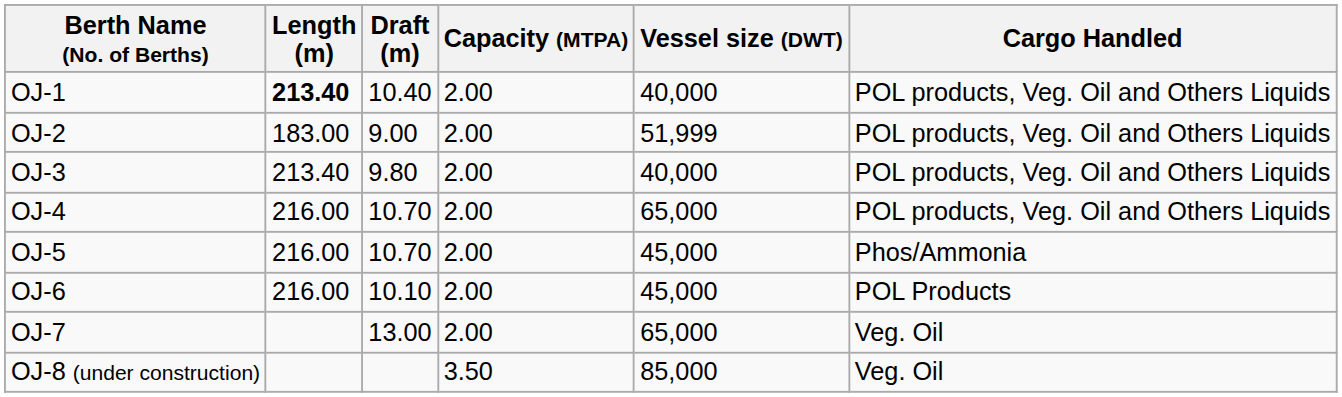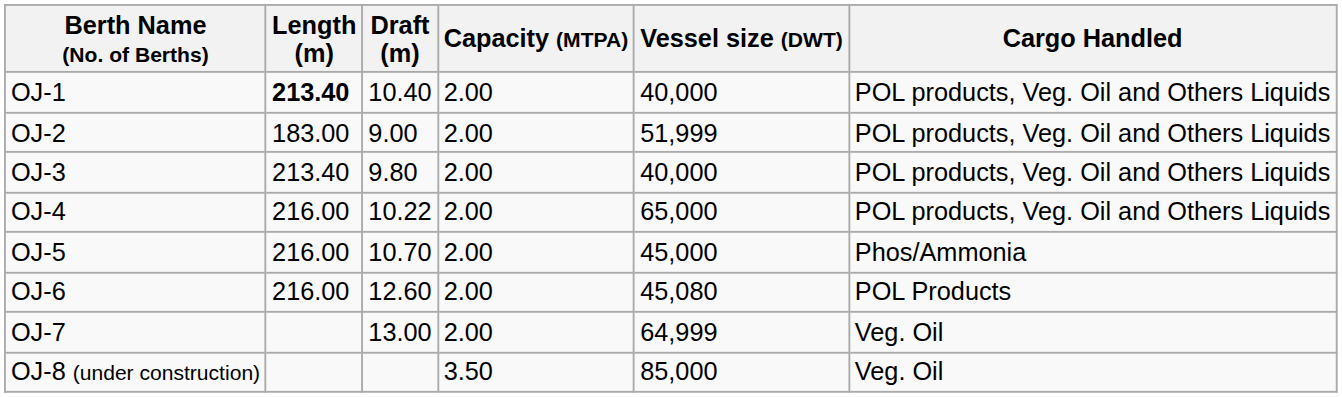(400, 212) 10.70 -> (400, 212) 10.22
(400, 292) 10.10 -> (400, 292) 12.60
(679, 292) 45,000 -> (679, 292) 45,080
(679, 331) 65,000 -> (679, 331) 64,999
